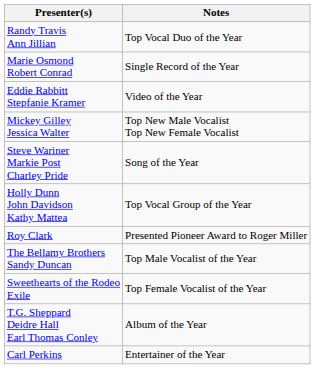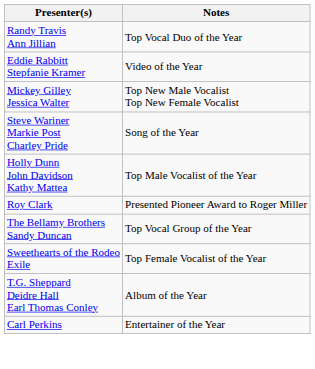- row: (40, 66)
(188, 205) Top Vocal Group of the Year -> (191, 175) Top Male Vocalist of the Year
(191, 258) Top Male Vocalist of the Year -> (188, 228) Top Vocal Group of the Year
